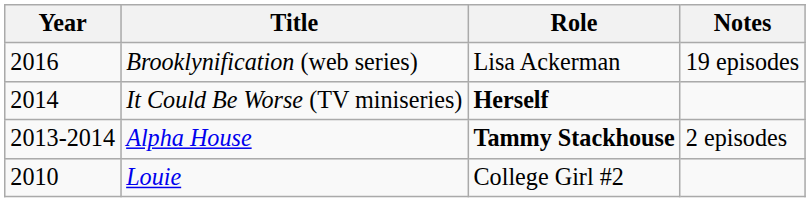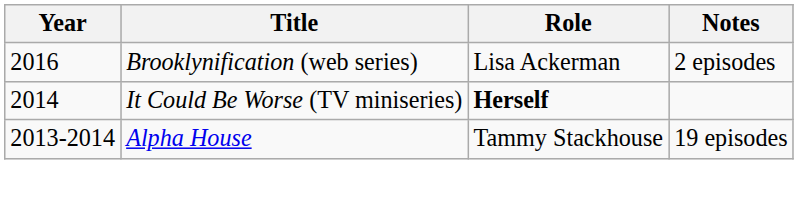(742, 61) 19 episodes -> (725, 61) 2 episodes
(574, 138) bold -> (568, 138) normal
(736, 138) 2 episodes -> (731, 138) 19 episodes
- row: (154, 176)
